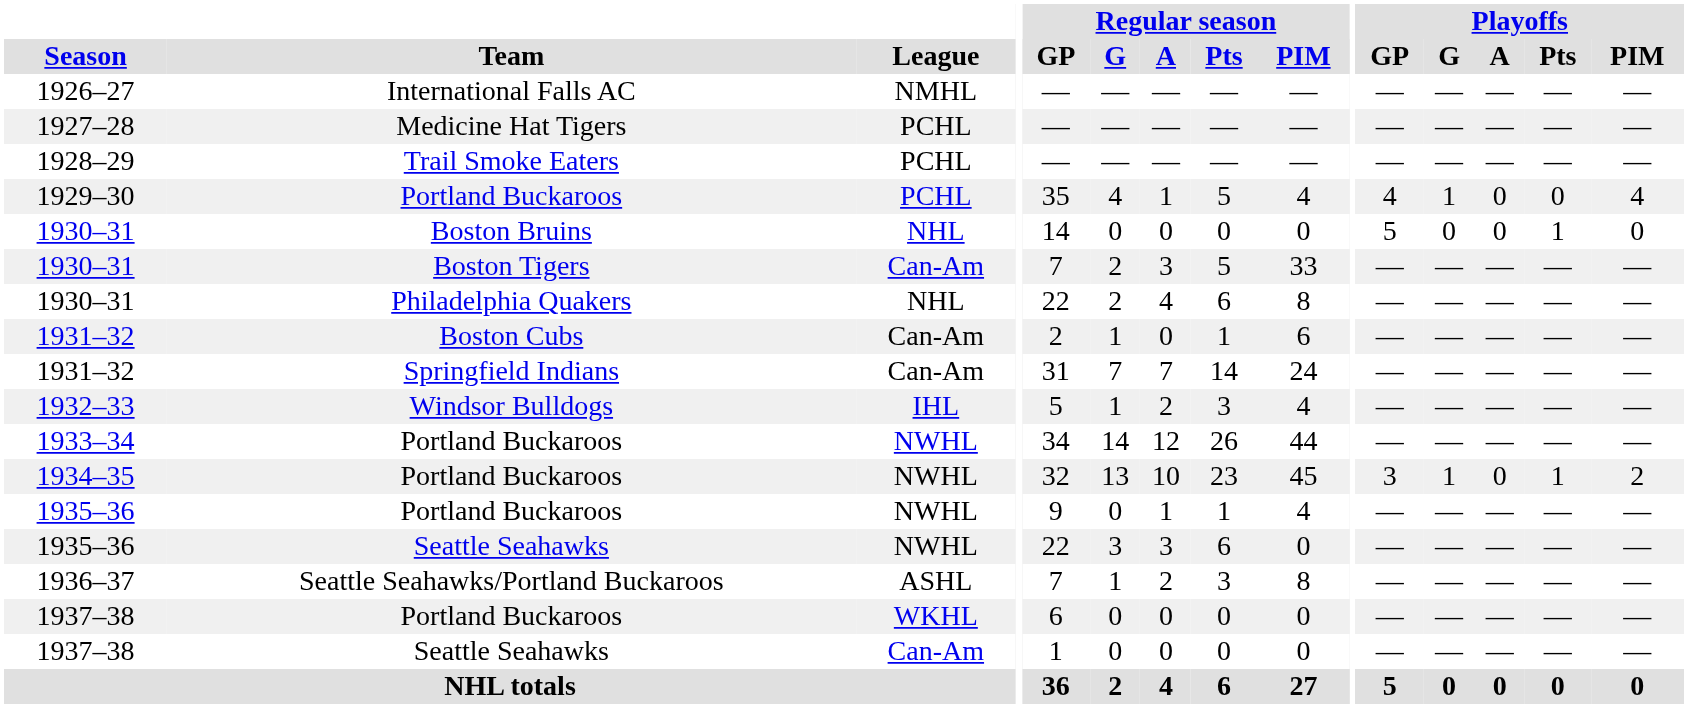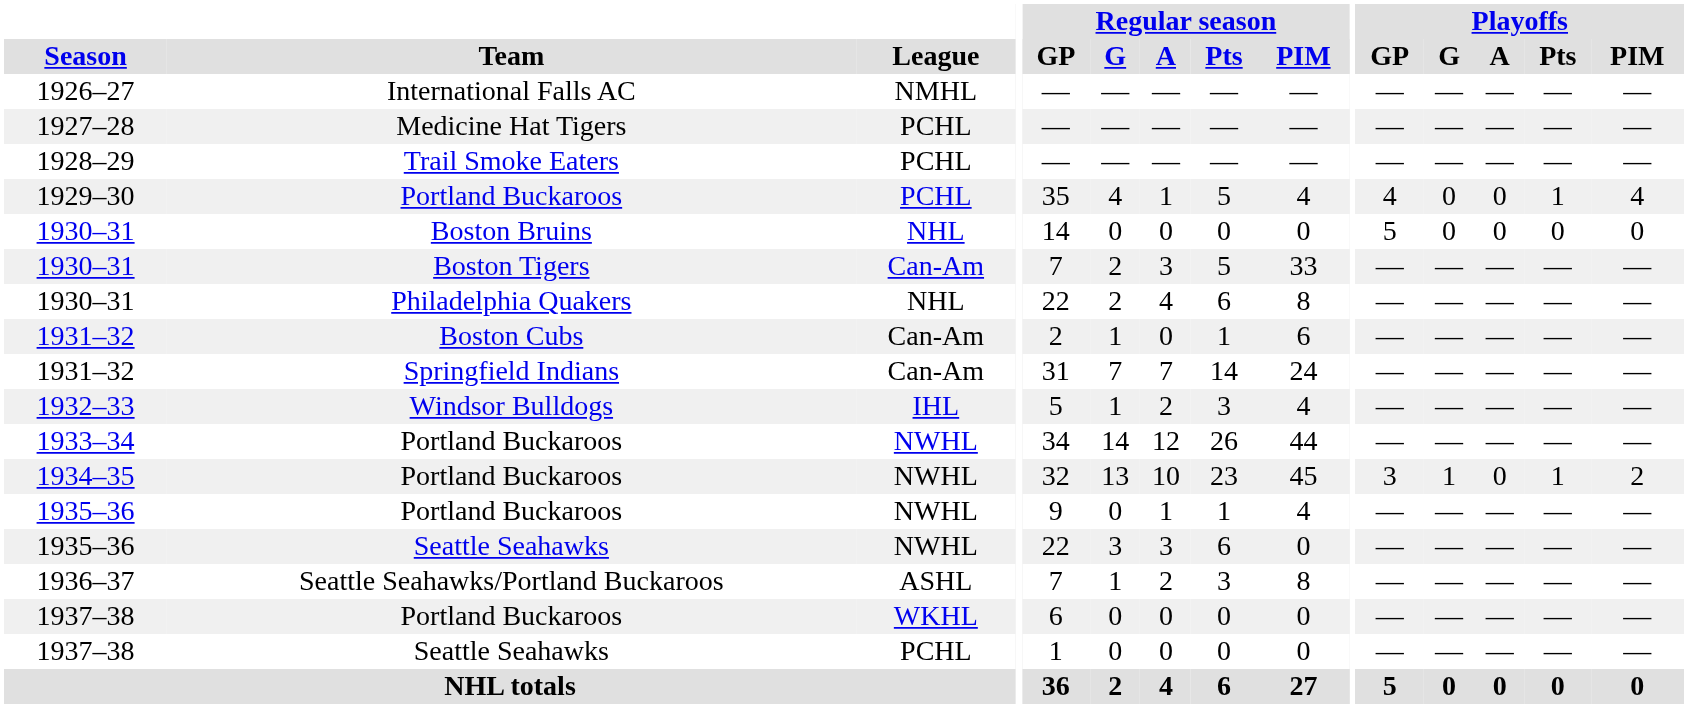(1449, 196) 1 -> (1449, 196) 0
(1558, 196) 0 -> (1558, 196) 1
(1558, 231) 1 -> (1558, 231) 0
(936, 651) Can-Am -> (936, 651) PCHL
